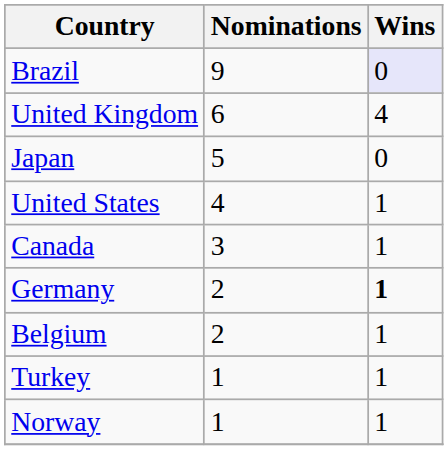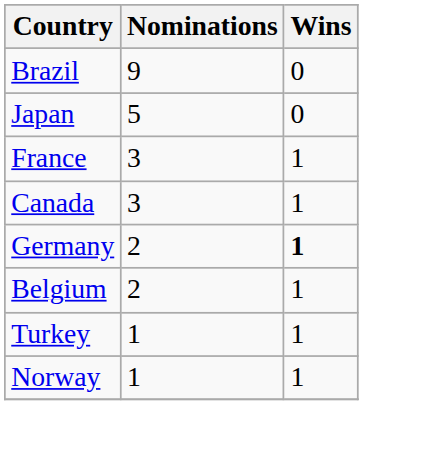(381, 70) lavender background -> (297, 70) no background
- row: (105, 114)
- row: (85, 202)
+ row: (49, 158)
